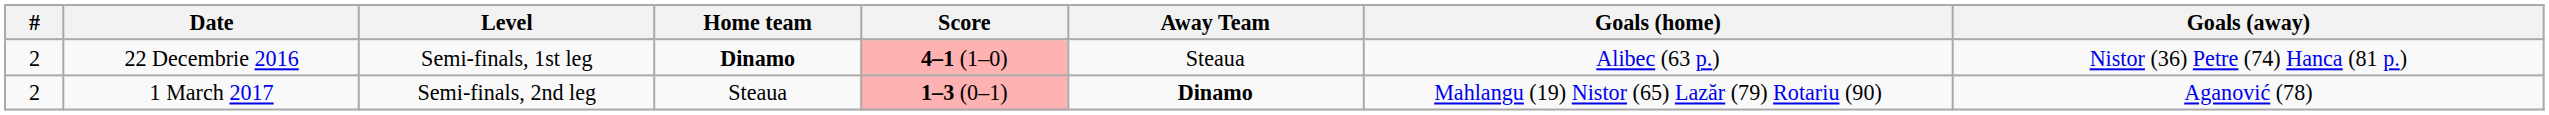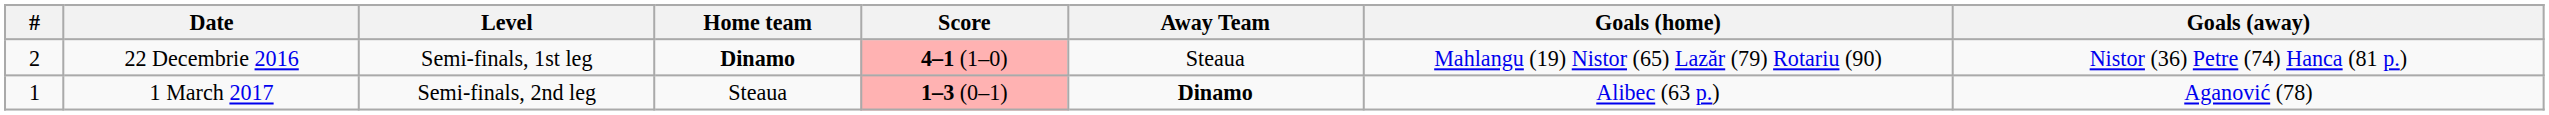(1658, 57) Alibec (63 p.) -> (1658, 57) Mahlangu (19) Nistor (65) Lazăr (79) Rotariu (90)
(34, 92) 2 -> (34, 92) 1
(1658, 92) Mahlangu (19) Nistor (65) Lazăr (79) Rotariu (90) -> (1658, 92) Alibec (63 p.)
